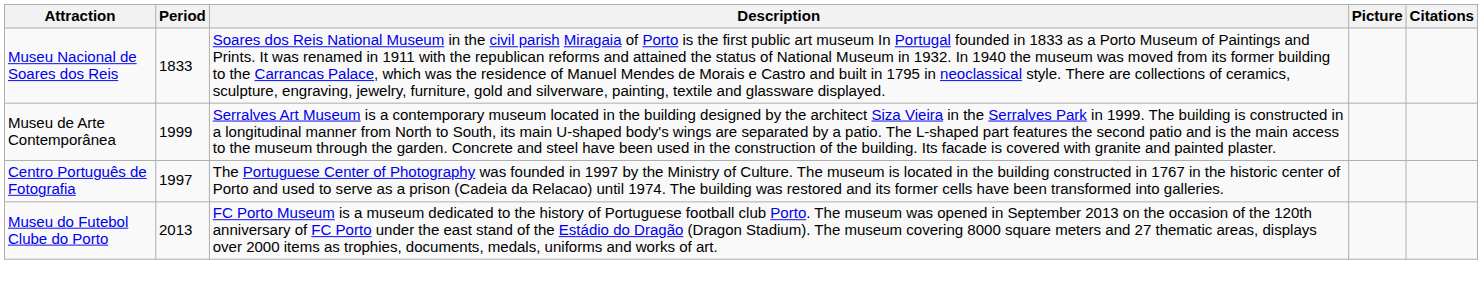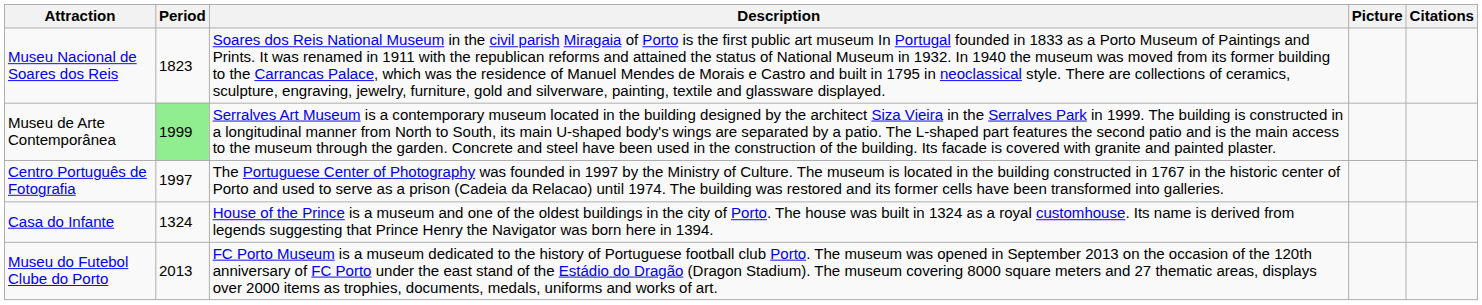(176, 65) 1833 -> (176, 65) 1823
(176, 131) no background -> (176, 131) lightgreen background
+ row: (61, 221)
